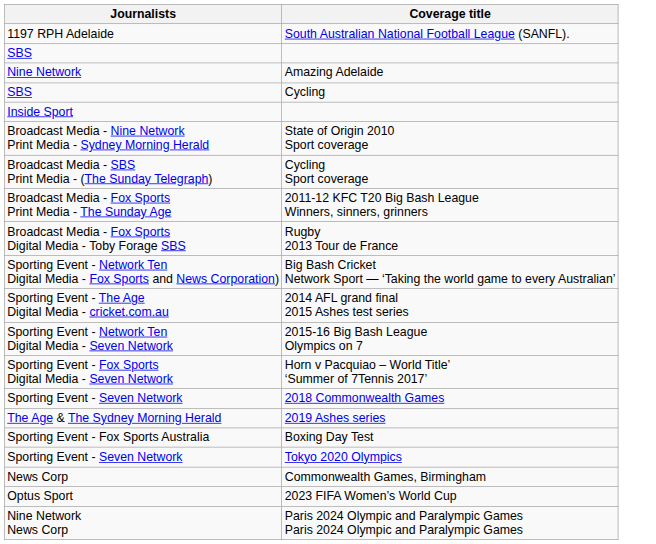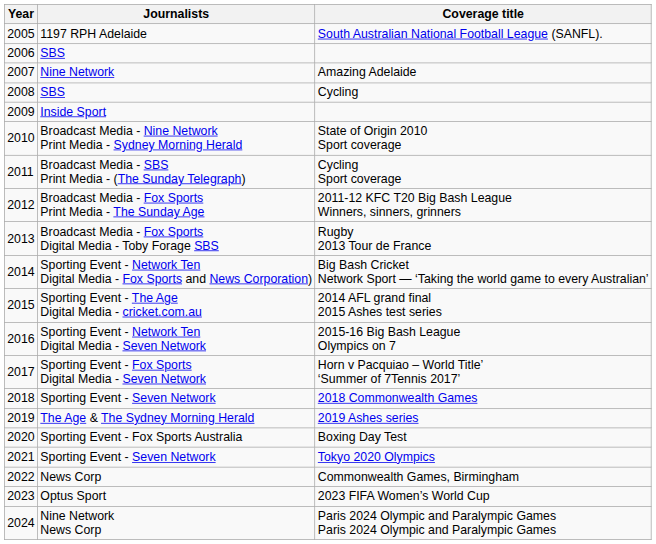+ column: (21, 14)
